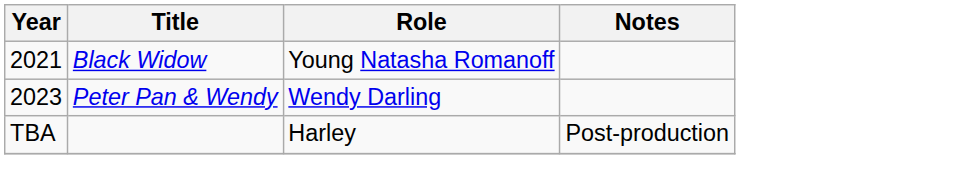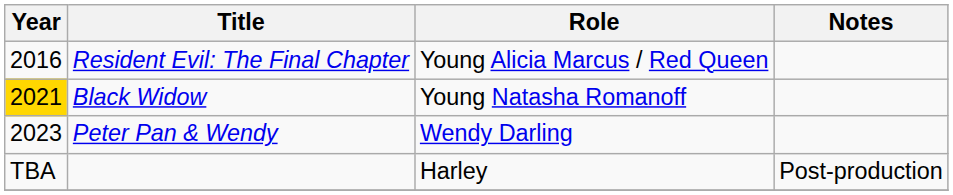+ row: (241, 60)
(36, 60) no background -> (36, 97) gold background
